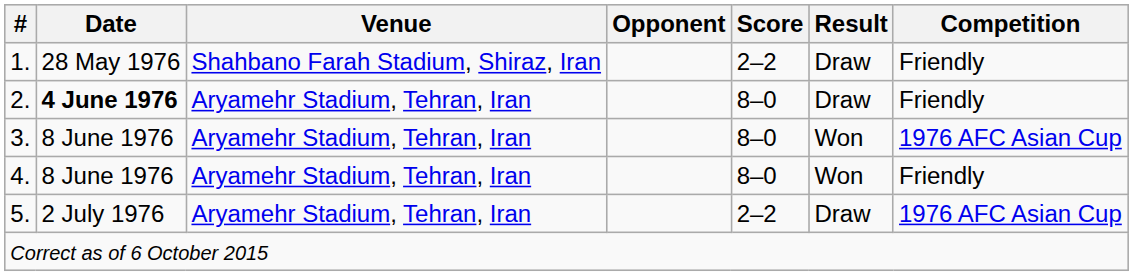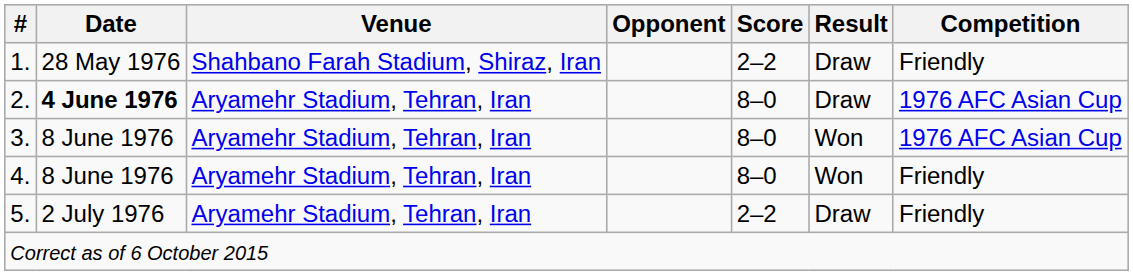(942, 100) Friendly -> (1010, 100) 1976 AFC Asian Cup
(1010, 214) 1976 AFC Asian Cup -> (942, 214) Friendly
